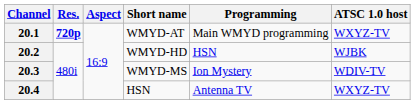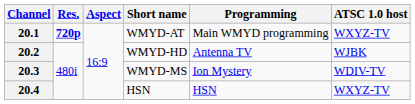(205, 52) HSN -> (222, 52) Antenna TV
(222, 90) Antenna TV -> (205, 90) HSN
